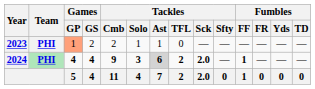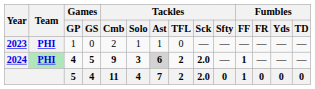(73, 44) lightsalmon background -> (73, 44) no background
(92, 44) 2 -> (92, 44) 0
(92, 60) 4 -> (92, 60) 5
